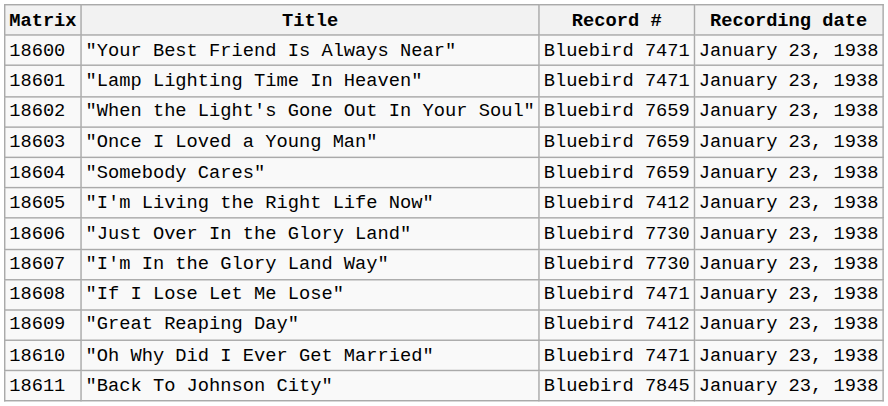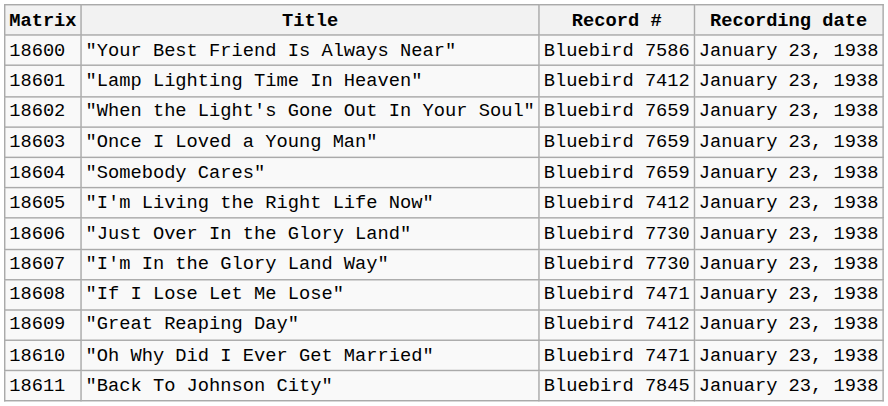(617, 50) Bluebird 7471 -> (617, 50) Bluebird 7586
(617, 81) Bluebird 7471 -> (617, 81) Bluebird 7412
